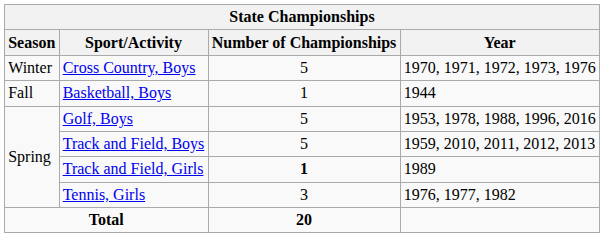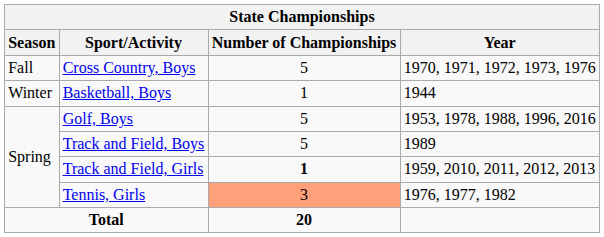(30, 67) Winter -> (21, 67) Fall
(21, 93) Fall -> (30, 93) Winter
(499, 144) 1959, 2010, 2011, 2012, 2013 -> (420, 144) 1989
(420, 169) 1989 -> (499, 169) 1959, 2010, 2011, 2012, 2013
(304, 194) no background -> (304, 194) lightsalmon background
